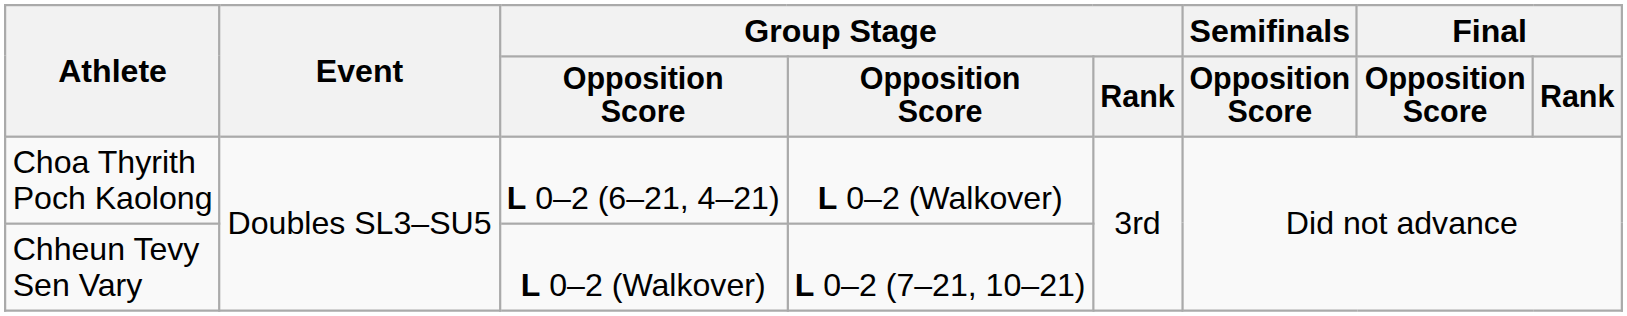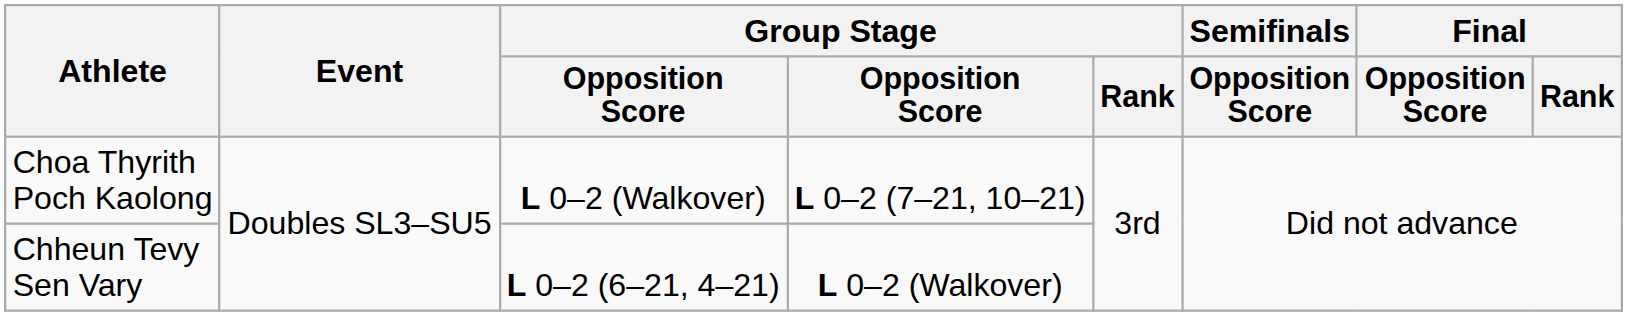(643, 199) L 0–2 (6–21, 4–21) -> (643, 199) L 0–2 (Walkover)
(940, 199) L 0–2 (Walkover) -> (940, 199) L 0–2 (7–21, 10–21)
(643, 285) L 0–2 (Walkover) -> (643, 285) L 0–2 (6–21, 4–21)
(940, 285) L 0–2 (7–21, 10–21) -> (940, 285) L 0–2 (Walkover)
